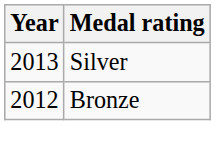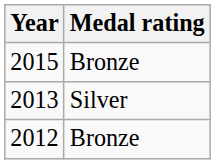+ row: (34, 61)
